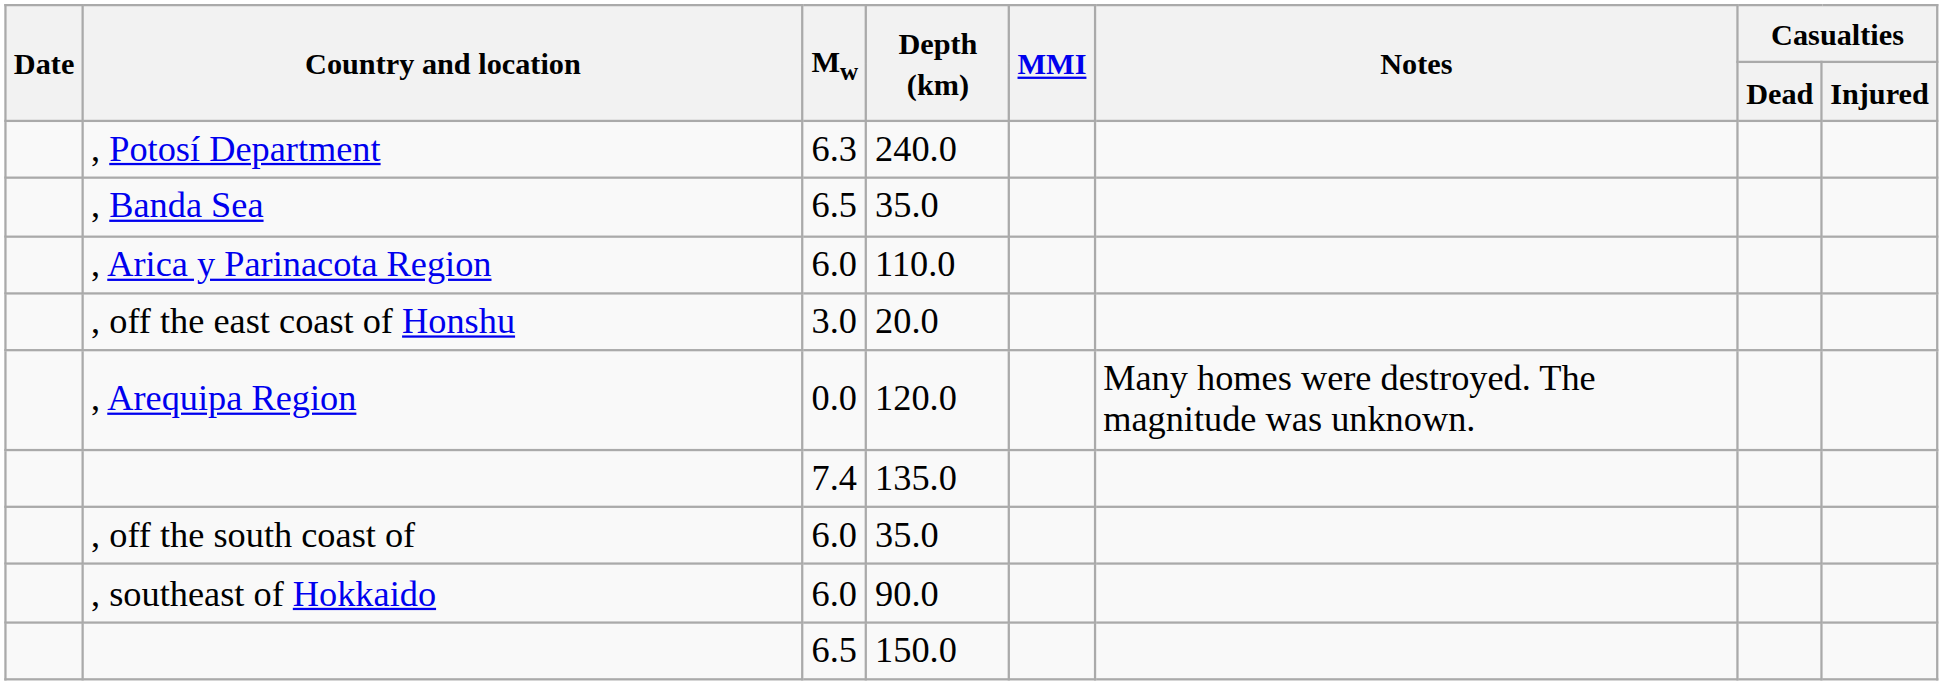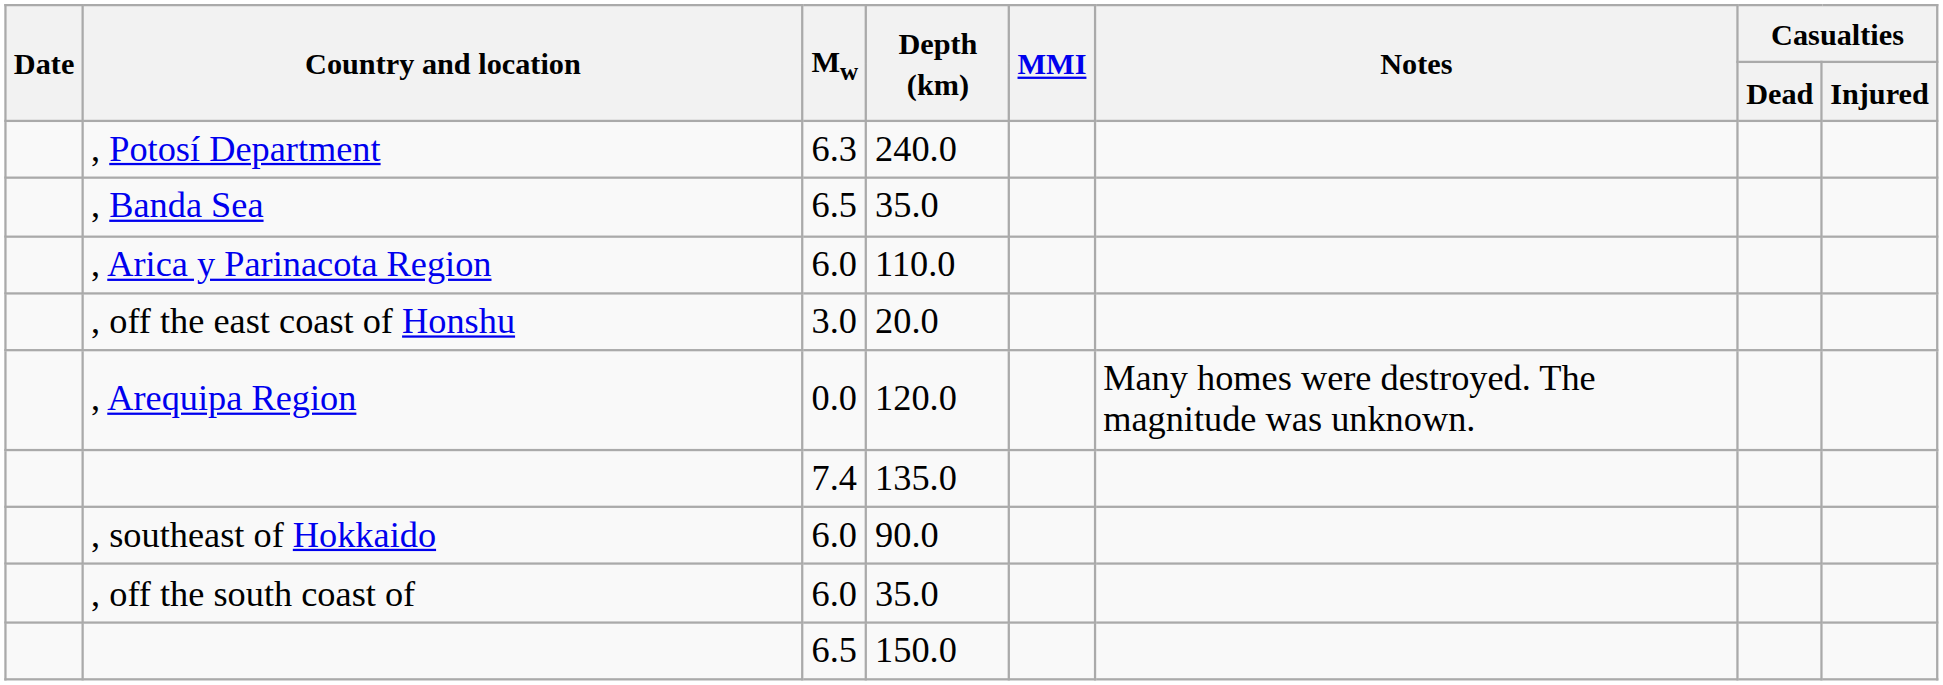rows swapped: (253, 534) <-> (264, 592)
